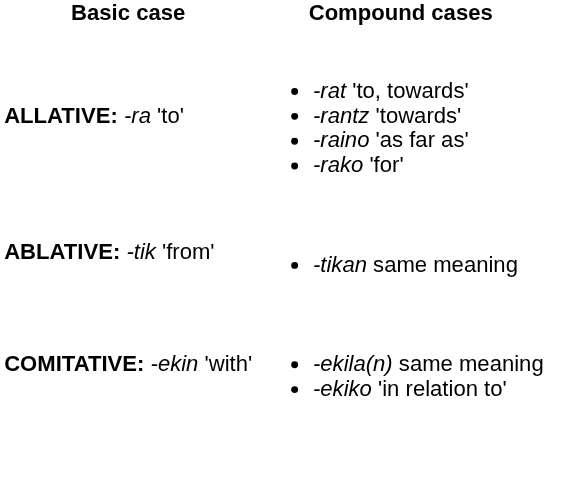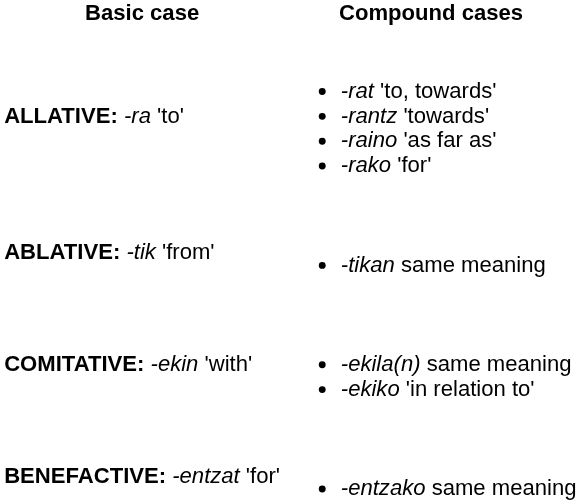+ row: (142, 475)
